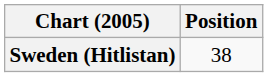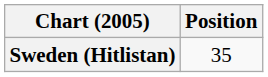(221, 54) 38 -> (221, 54) 35
